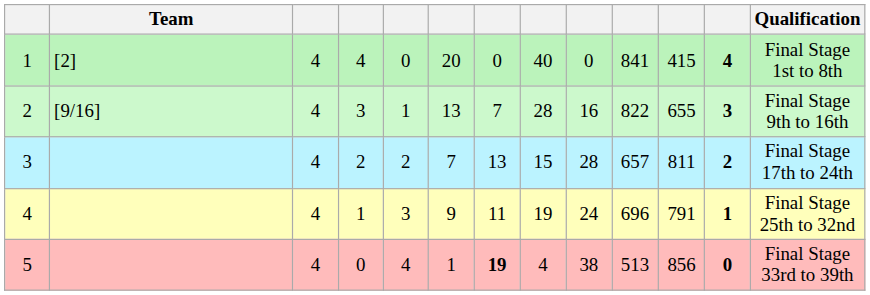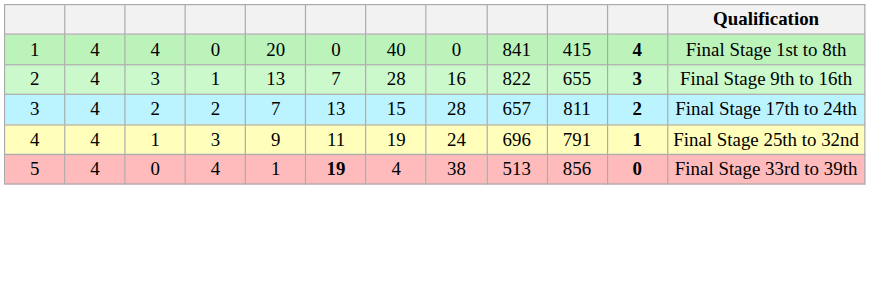- column: (171, 19)
